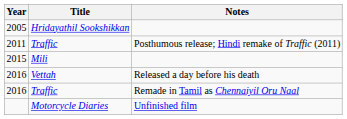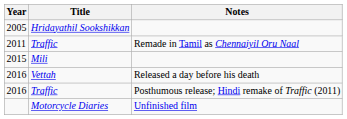(237, 43) Posthumous release; Hindi remake of Traffic (2011) -> (216, 43) Remade in Tamil as Chennaiyil Oru Naal
(216, 91) Remade in Tamil as Chennaiyil Oru Naal -> (237, 91) Posthumous release; Hindi remake of Traffic (2011)
